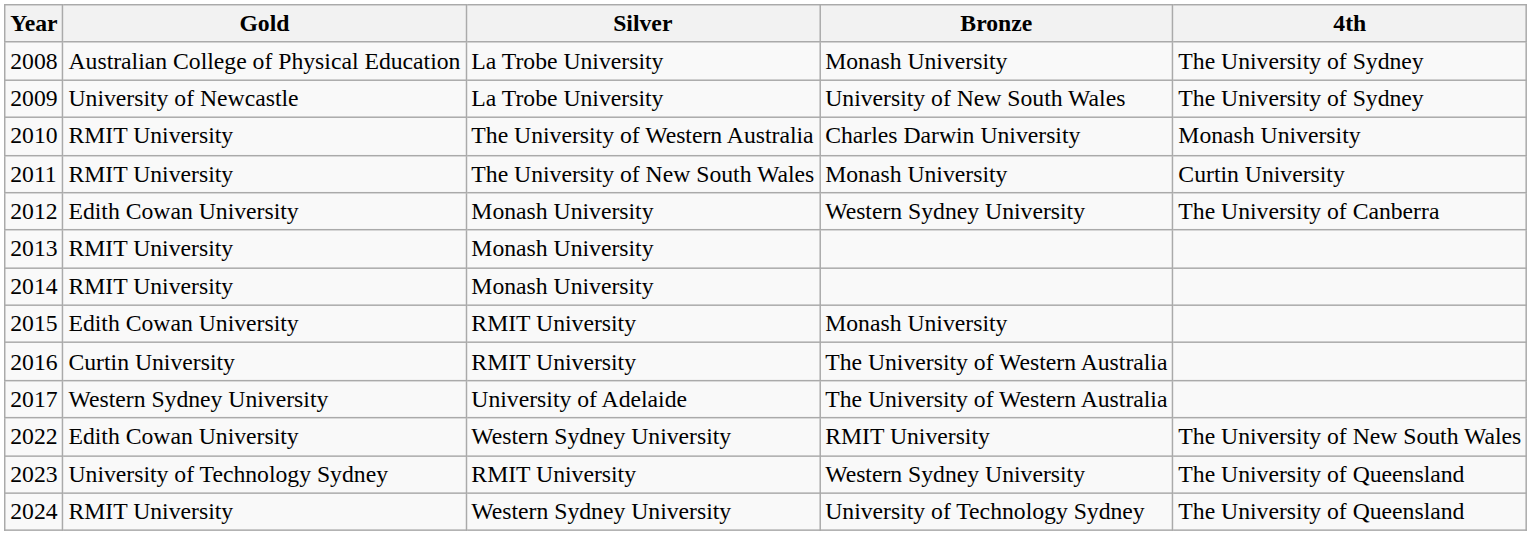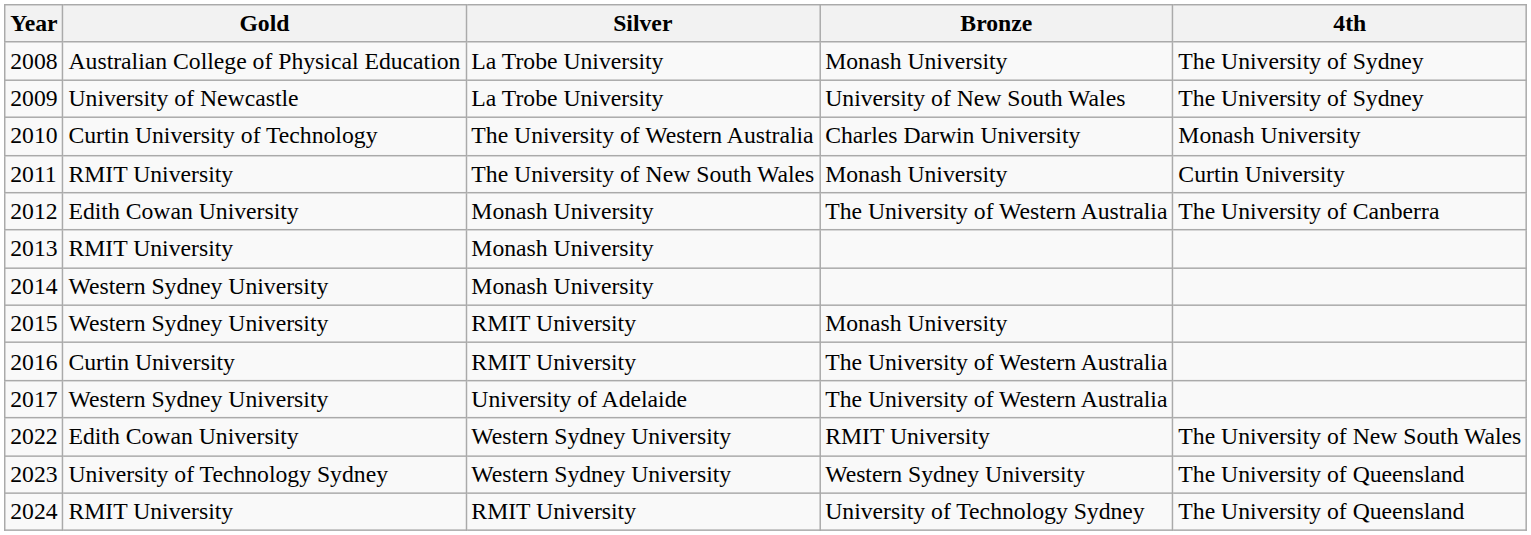(151, 135) RMIT University -> (223, 135) Curtin University of Technology
(955, 211) Western Sydney University -> (996, 211) The University of Western Australia
(151, 286) RMIT University -> (198, 286) Western Sydney University
(184, 323) Edith Cowan University -> (198, 323) Western Sydney University
(554, 473) RMIT University -> (601, 473) Western Sydney University
(601, 511) Western Sydney University -> (554, 511) RMIT University
